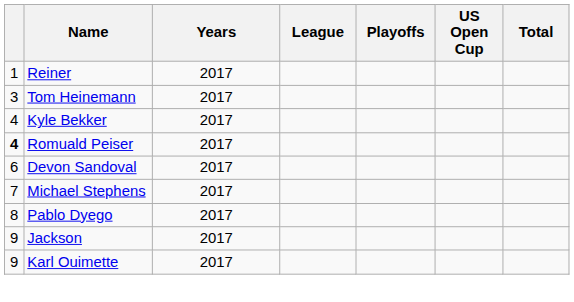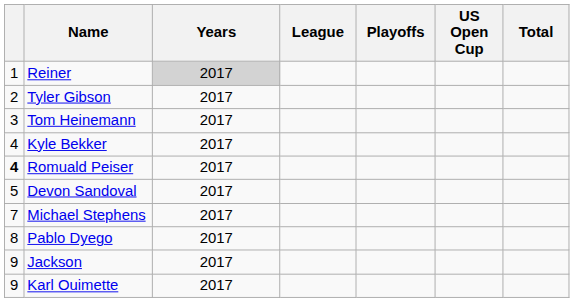(216, 73) no background -> (216, 73) lightgrey background
+ row: (69, 96)
(14, 167) 6 -> (14, 191) 5
